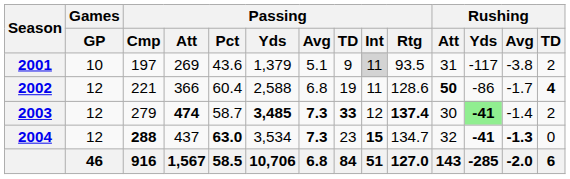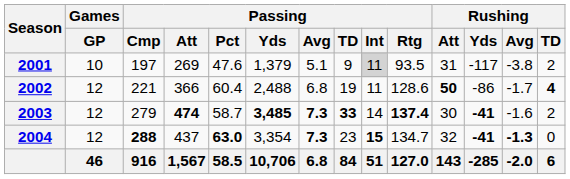(227, 64) 43.6 -> (227, 64) 47.6
(272, 88) 2,588 -> (272, 88) 2,488
(374, 112) 12 -> (374, 112) 14
(483, 112) lightgreen background -> (483, 112) no background
(520, 112) -1.4 -> (520, 112) -1.6
(272, 137) 3,534 -> (272, 137) 3,354
